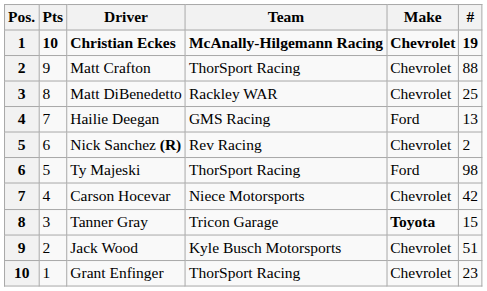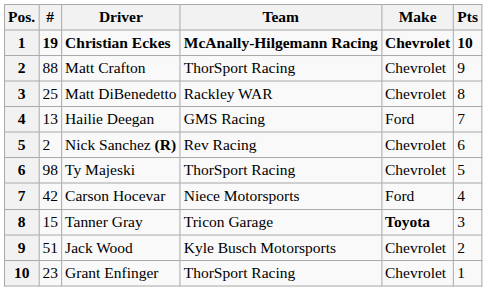columns swapped: (470, 17) <-> (53, 17)
(405, 170) Ford -> (416, 170) Chevrolet
(421, 196) Chevrolet -> (400, 196) Ford
